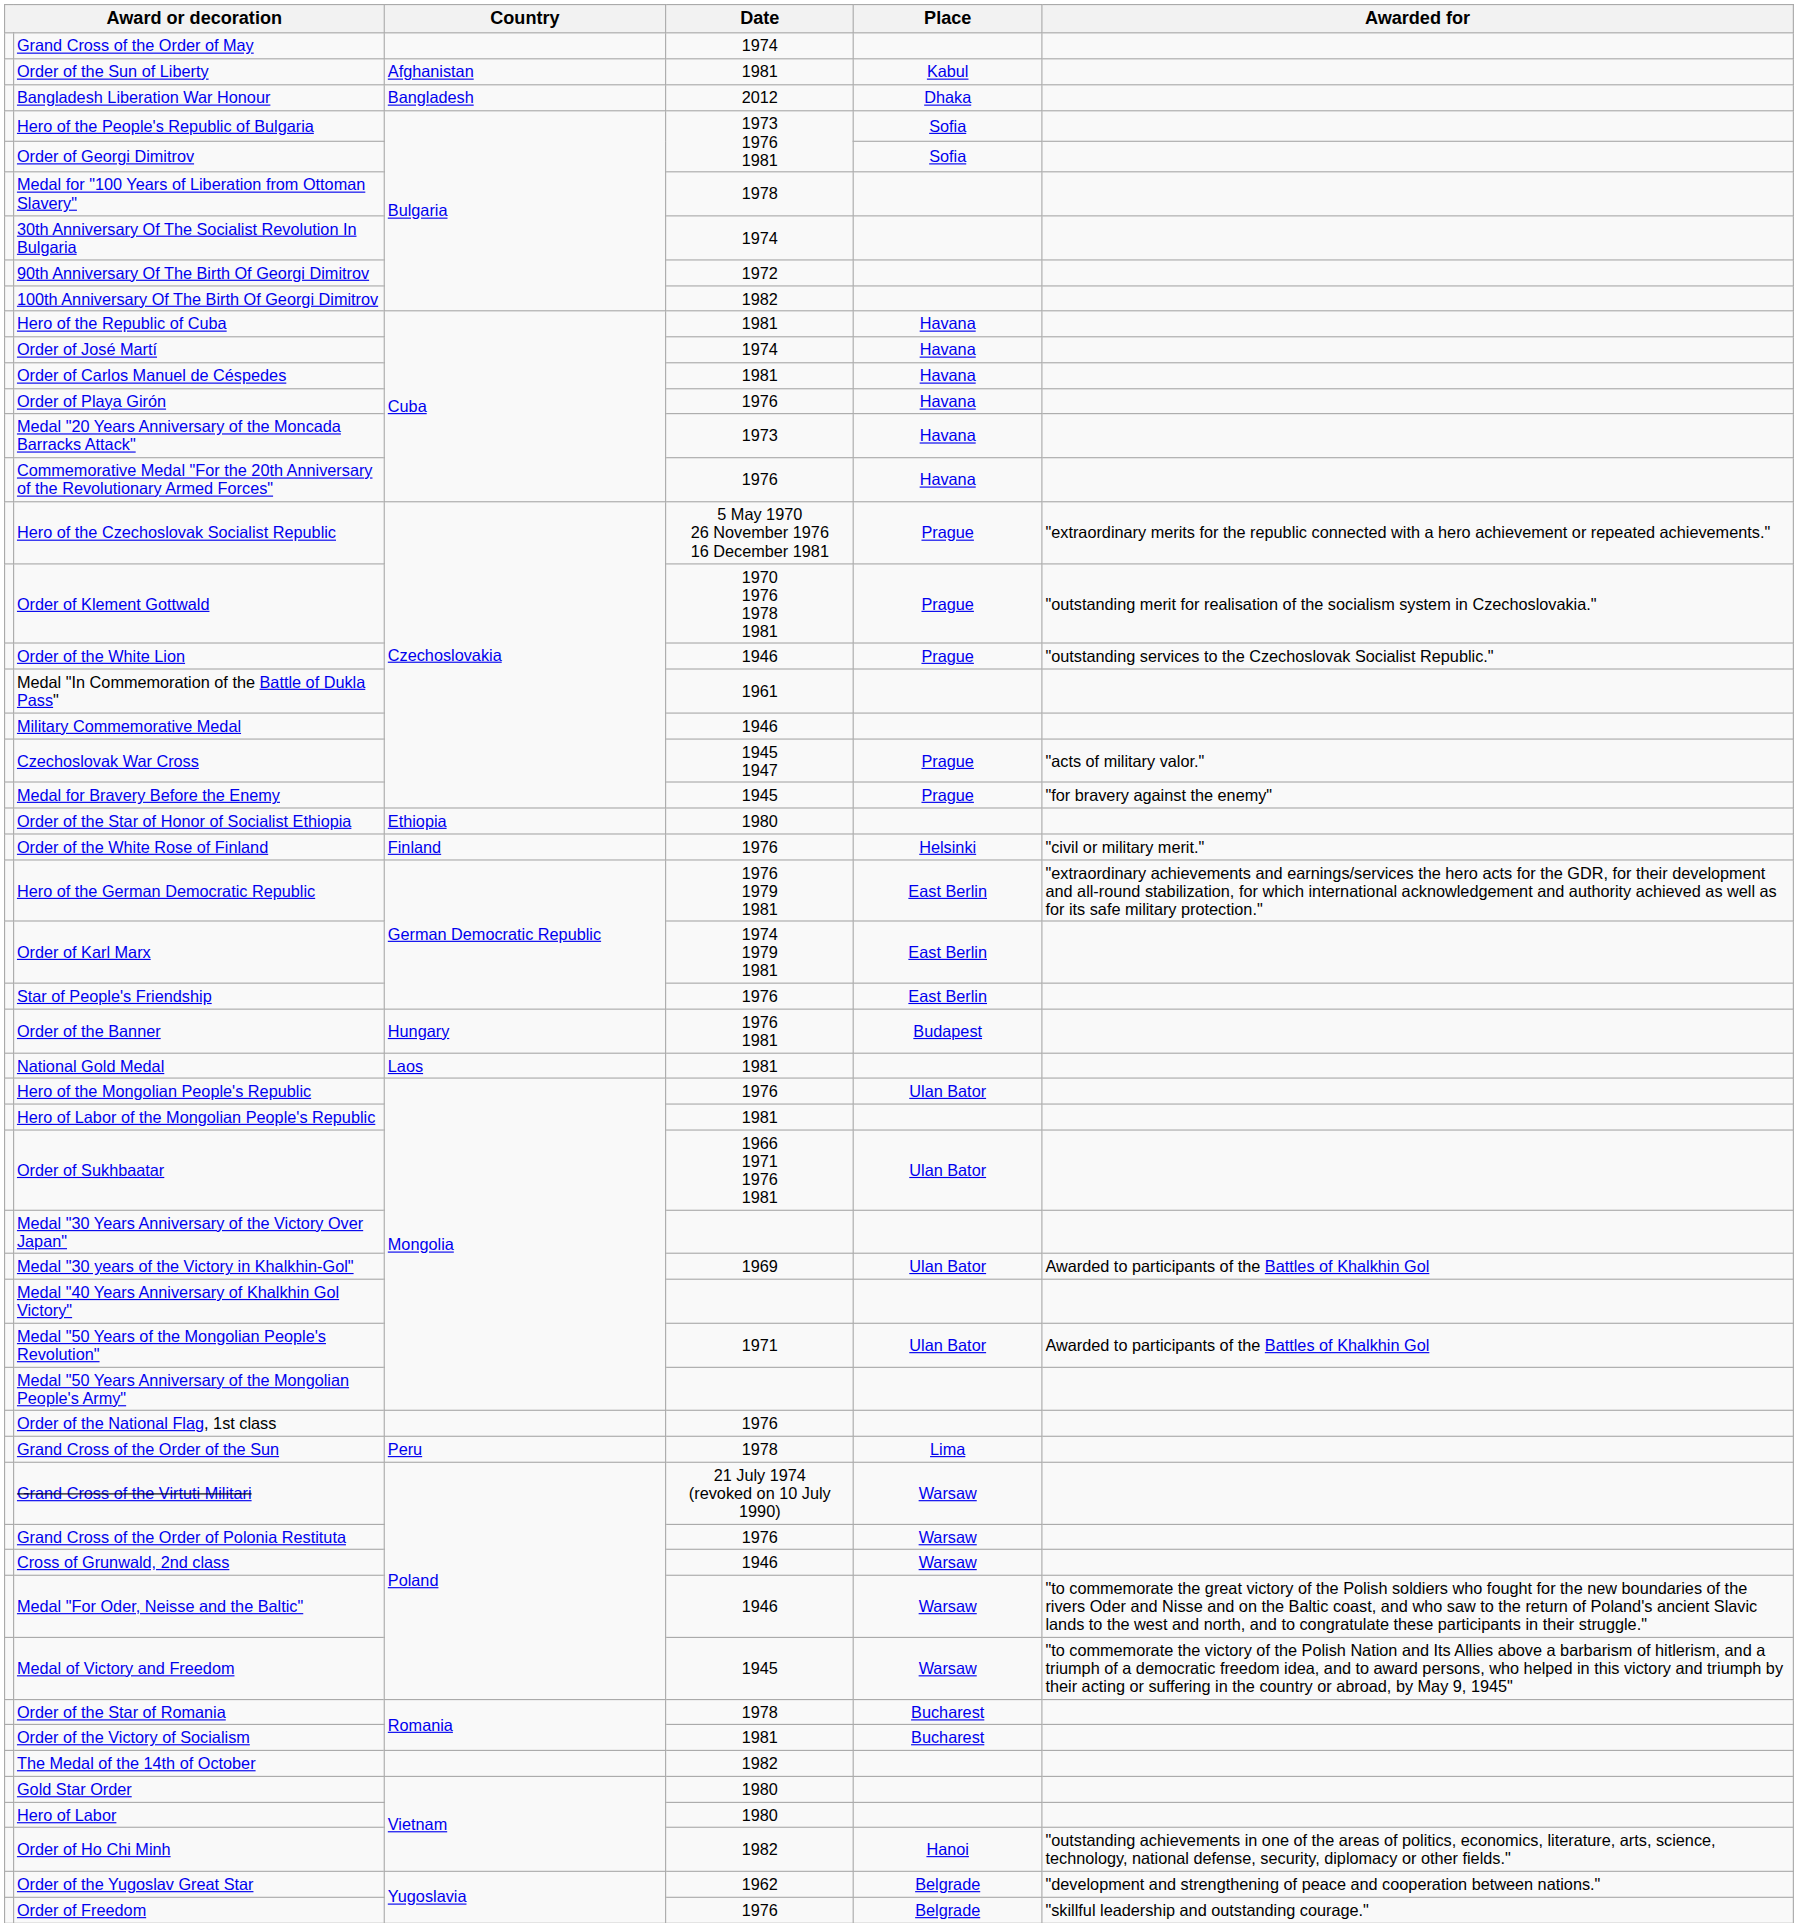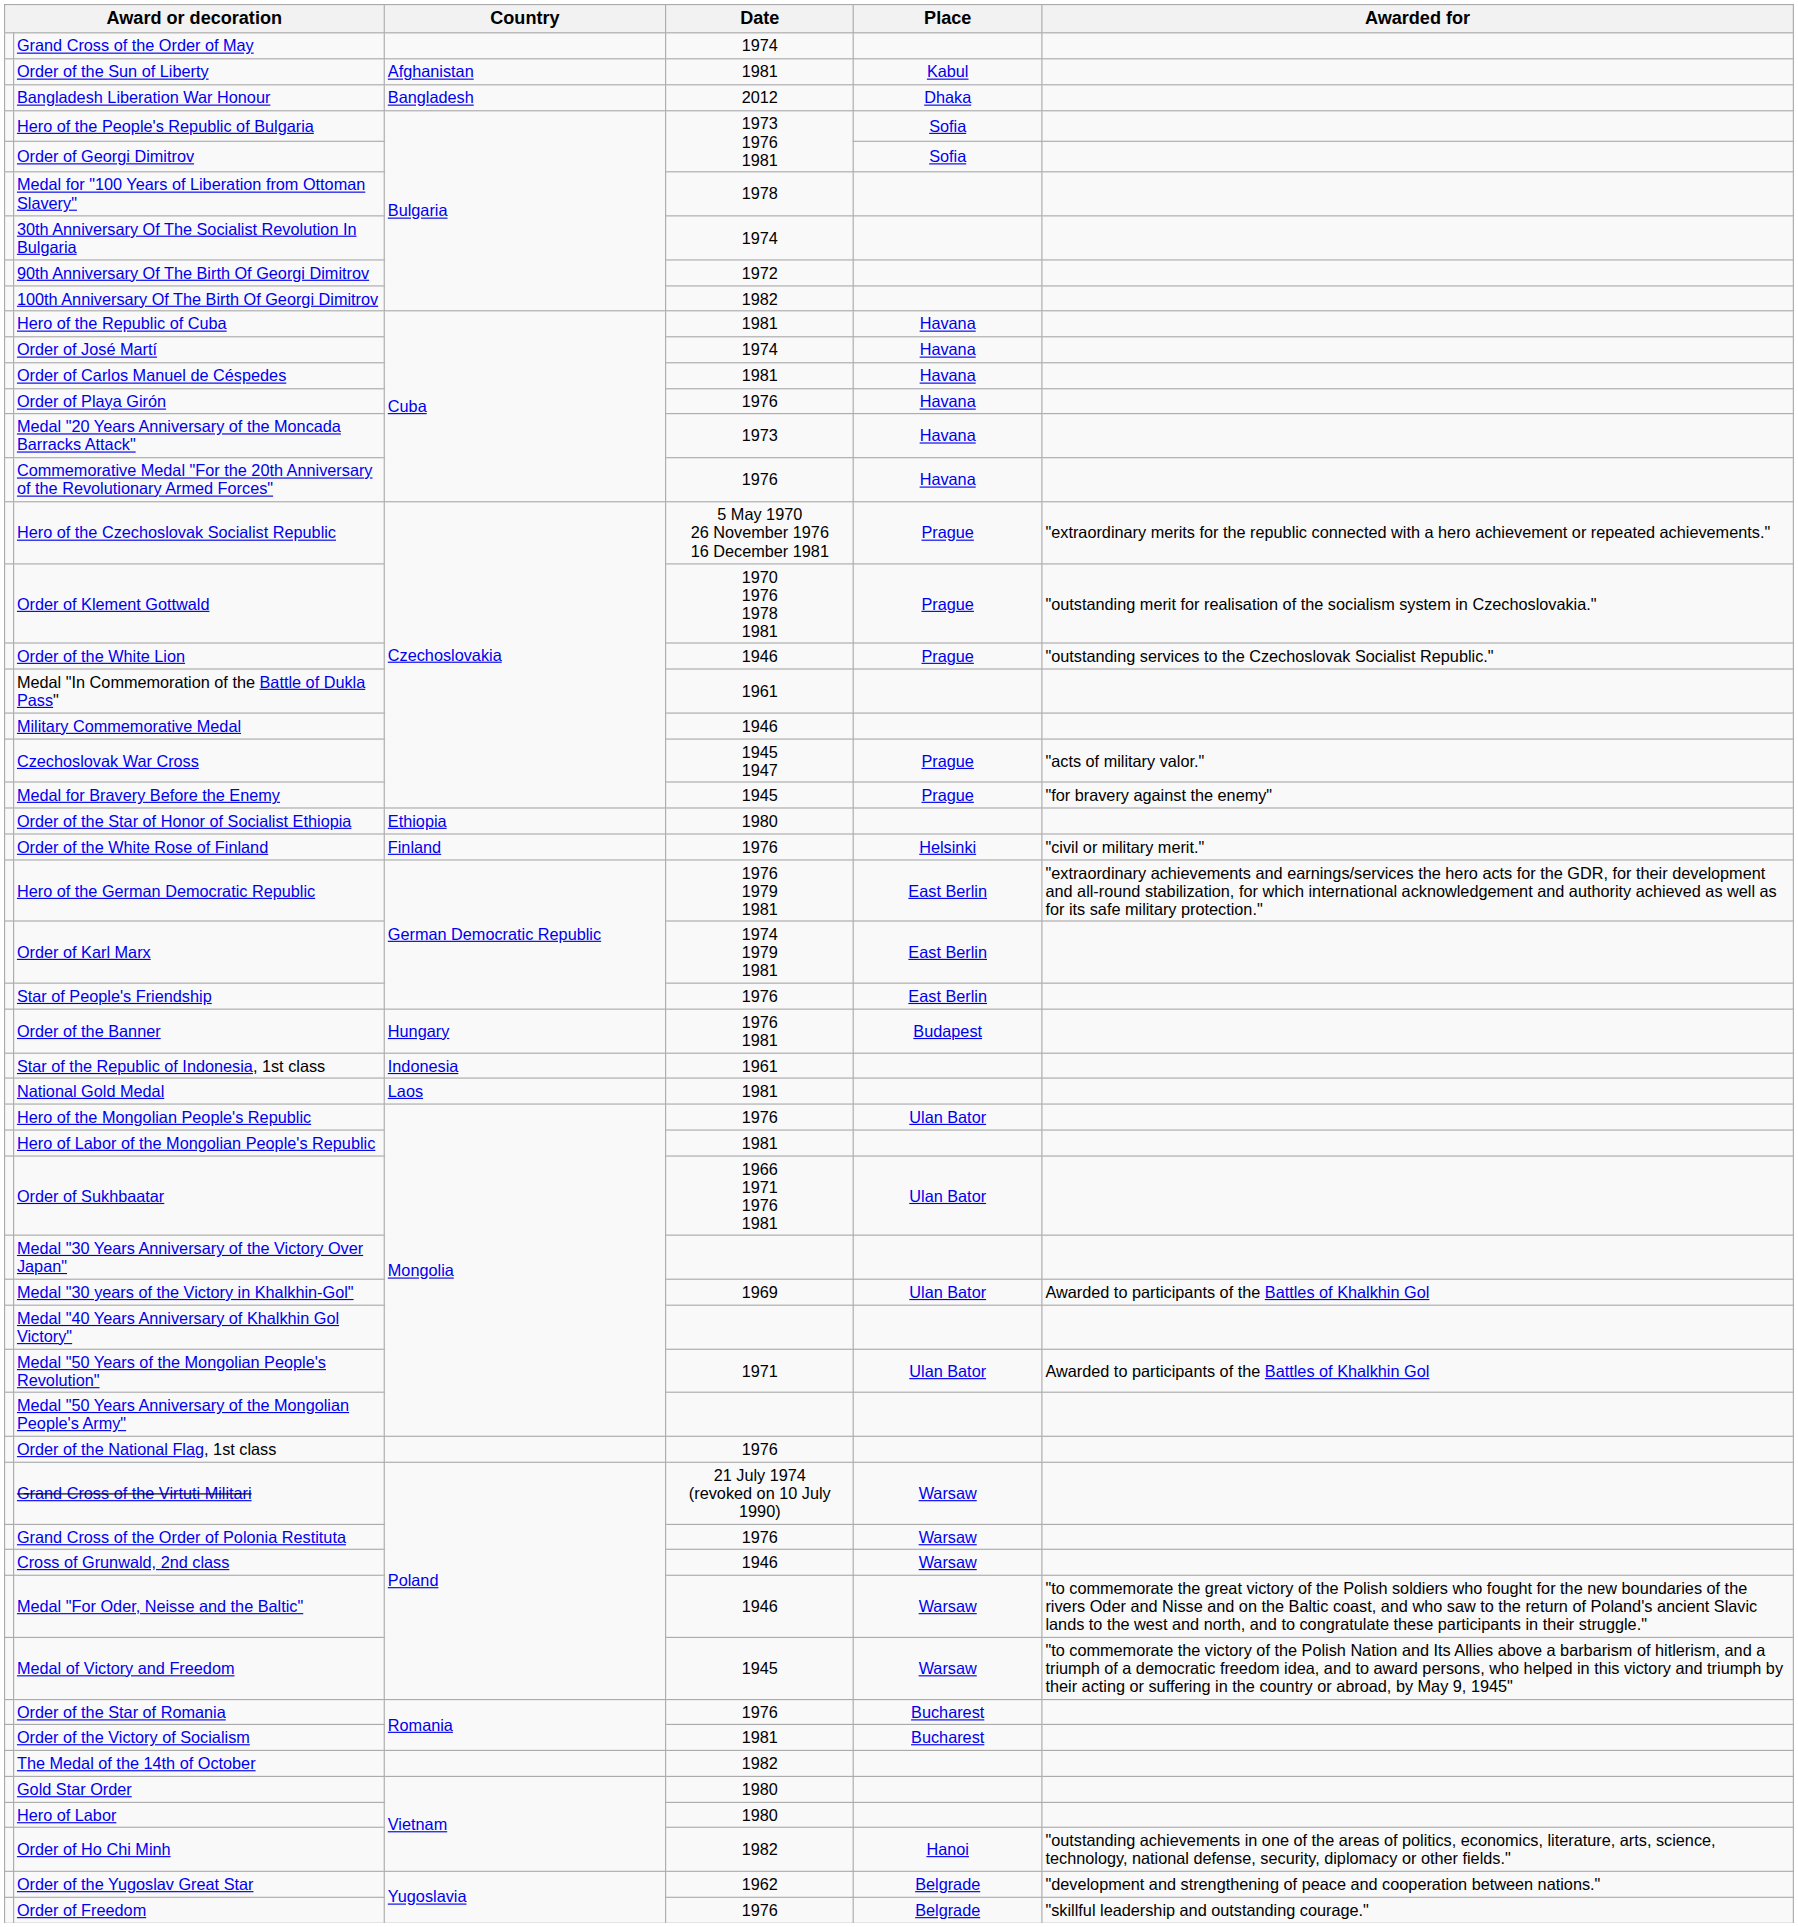+ row: (171, 1066)
- row: (148, 1449)
(760, 1712) 1978 -> (760, 1712) 1976
